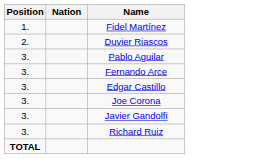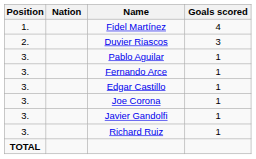+ column: (218, 12)
